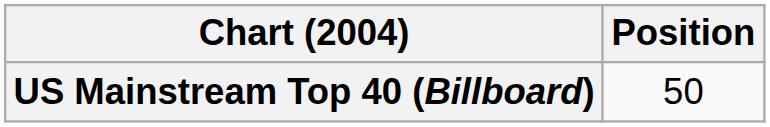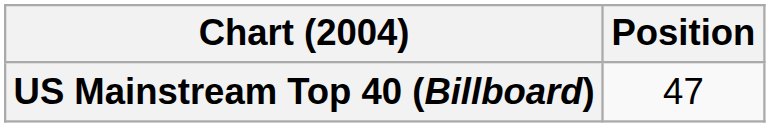(683, 91) 50 -> (683, 91) 47
